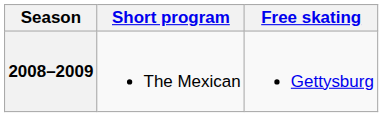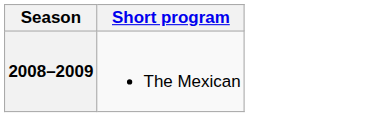- column: (311, 17)
